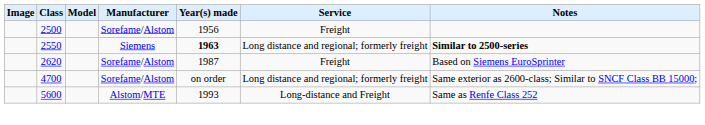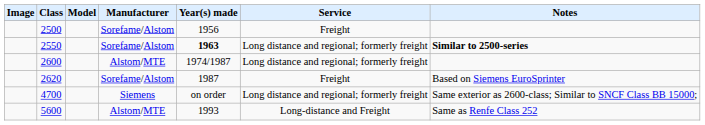(138, 45) Siemens -> (138, 45) Sorefame/Alstom
+ row: (51, 62)
(138, 78) Sorefame/Alstom -> (138, 95) Siemens
